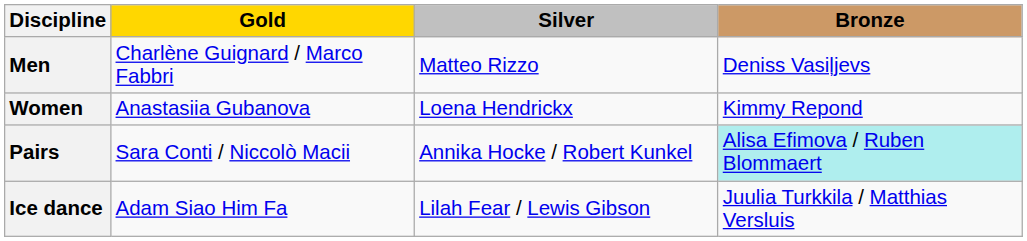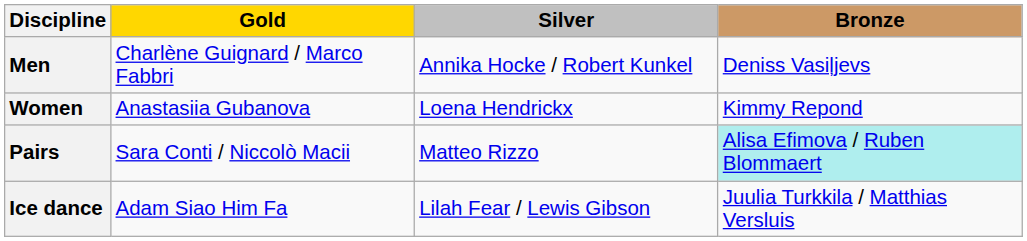(479, 64) Matteo Rizzo -> (556, 64) Annika Hocke / Robert Kunkel
(556, 152) Annika Hocke / Robert Kunkel -> (479, 152) Matteo Rizzo
